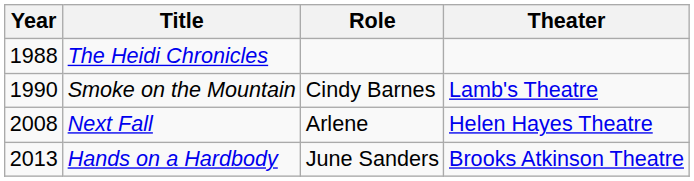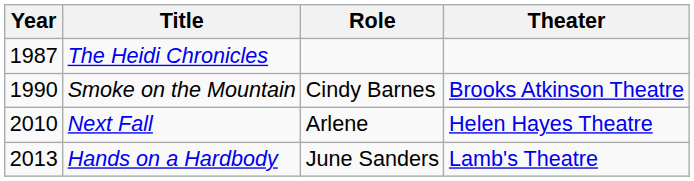(34, 55) 1988 -> (34, 55) 1987
(524, 90) Lamb's Theatre -> (566, 90) Brooks Atkinson Theatre
(34, 124) 2008 -> (34, 124) 2010
(566, 158) Brooks Atkinson Theatre -> (524, 158) Lamb's Theatre
